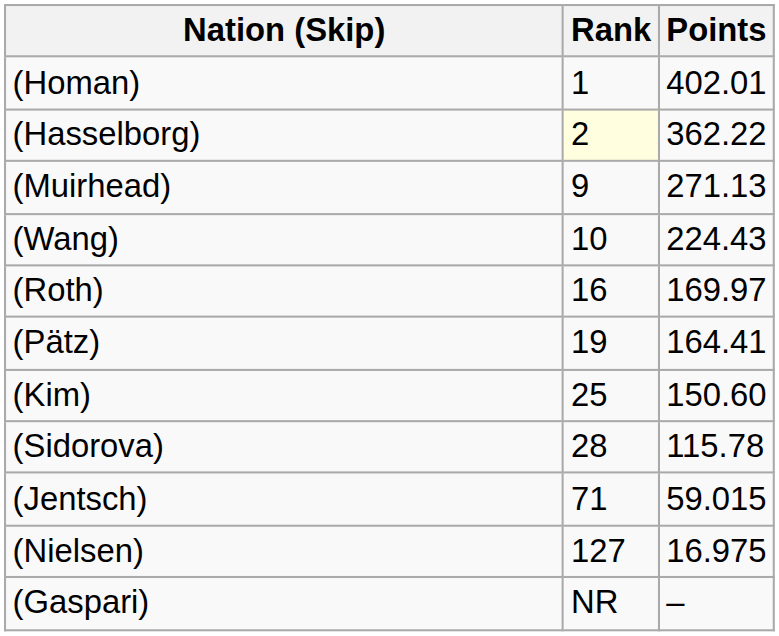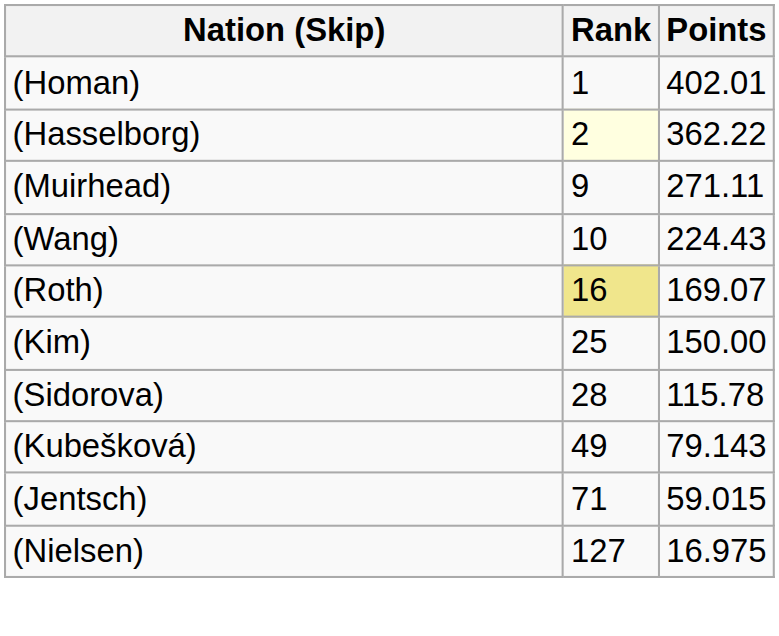(716, 186) 271.13 -> (715, 186) 271.11
(589, 290) no background -> (589, 290) khaki background
(716, 290) 169.97 -> (716, 290) 169.07
- row: (56, 342)
(716, 394) 150.60 -> (716, 342) 150.00
+ row: (105, 446)
- row: (81, 602)
